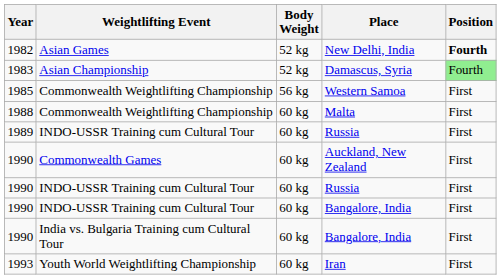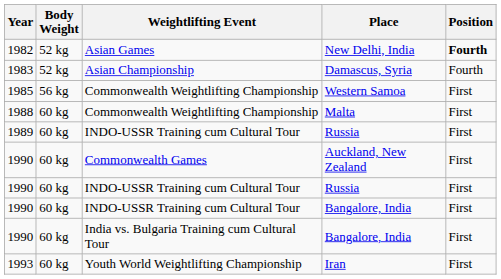columns swapped: (299, 22) <-> (156, 22)
(466, 70) lightgreen background -> (466, 70) no background
